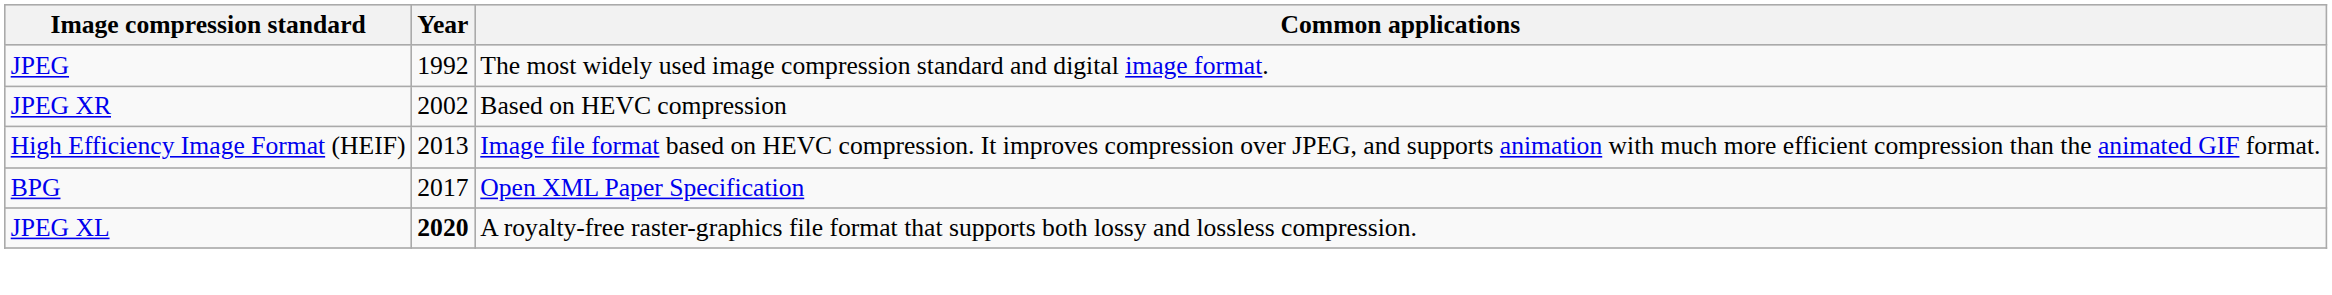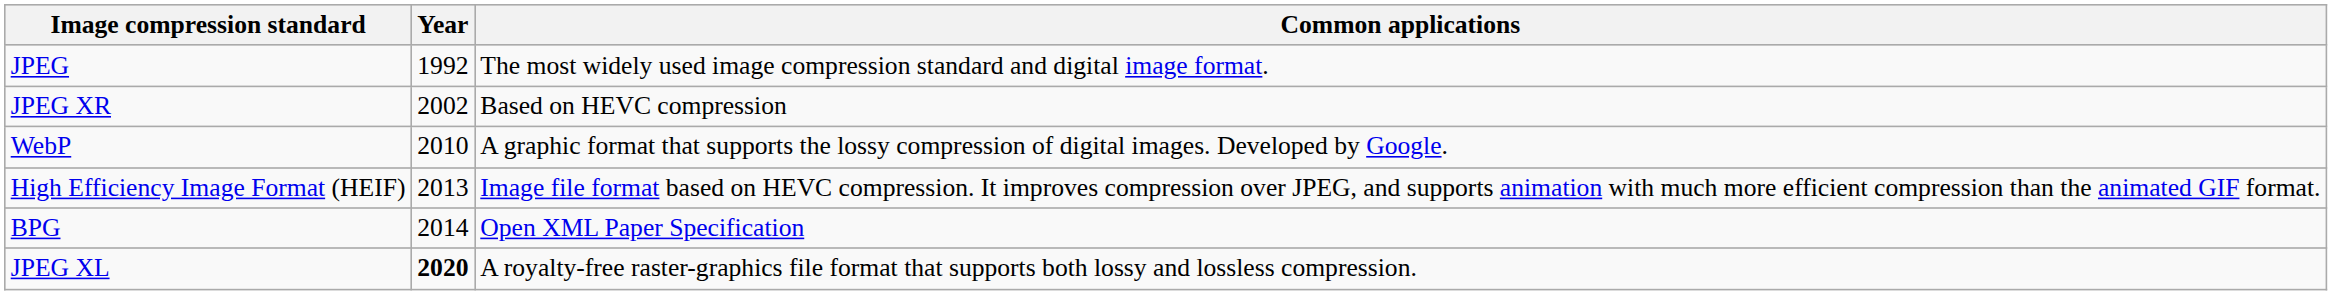+ row: (41, 146)
(443, 187) 2017 -> (443, 227) 2014
